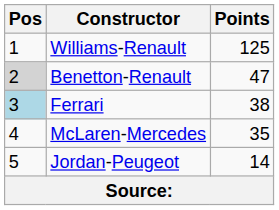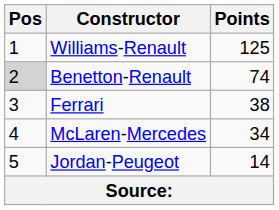(260, 76) 47 -> (260, 76) 74
(14, 105) lightblue background -> (14, 105) no background
(260, 134) 35 -> (260, 134) 34
